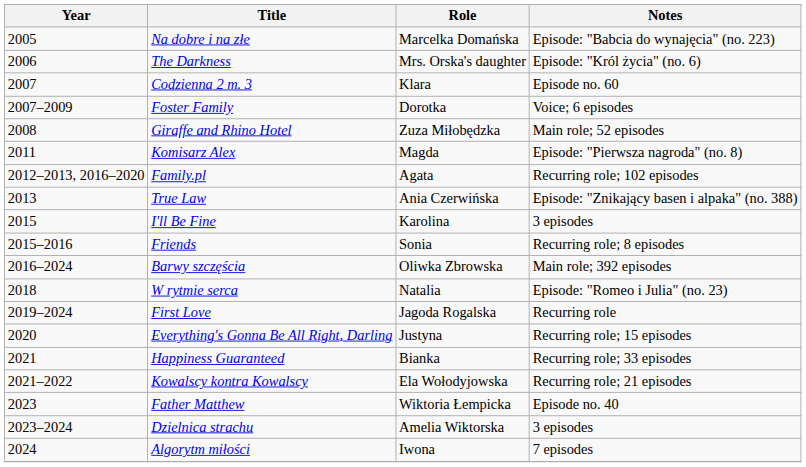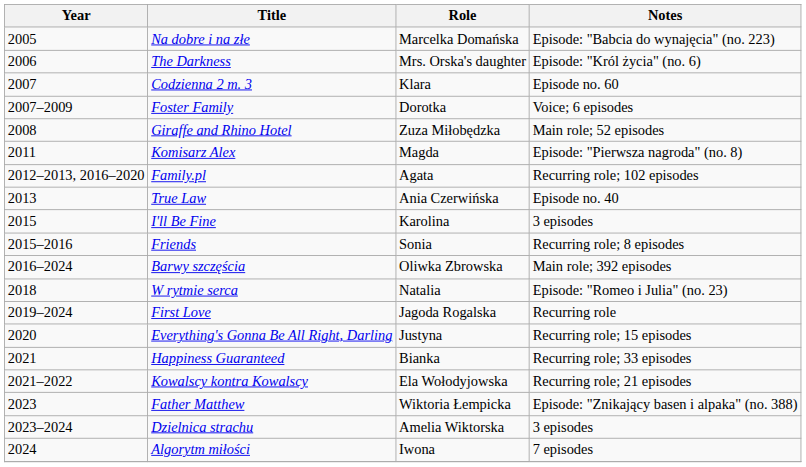(665, 198) Episode: "Znikający basen i alpaka" (no. 388) -> (576, 198) Episode no. 40
(576, 404) Episode no. 40 -> (665, 404) Episode: "Znikający basen i alpaka" (no. 388)
